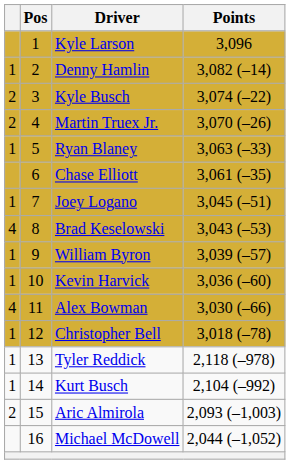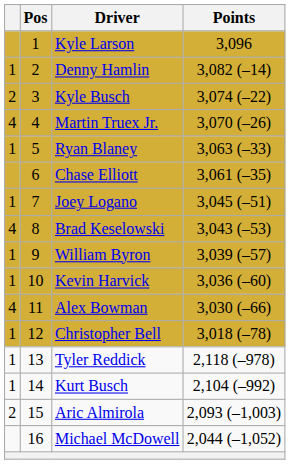(12, 123) 2 -> (12, 123) 4
